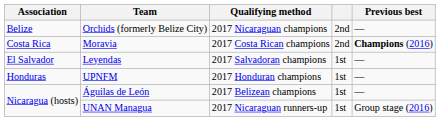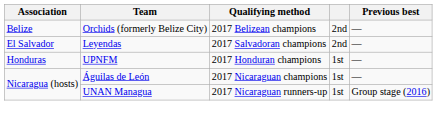(270, 28) 2017 Nicaraguan champions -> (264, 28) 2017 Belizean champions
- row: (100, 44)
(340, 60) 1st -> (339, 44) 2nd
(264, 92) 2017 Belizean champions -> (270, 76) 2017 Nicaraguan champions
